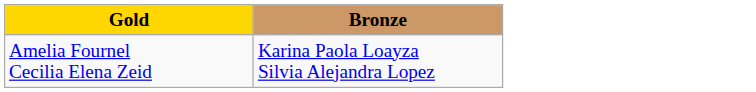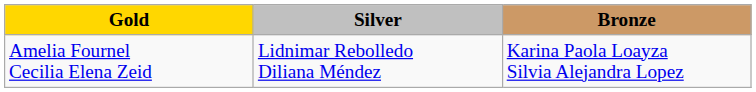+ column: (378, 19)
